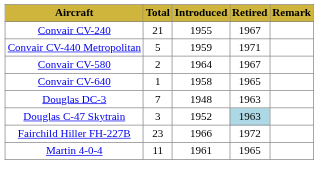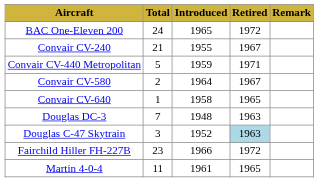+ row: (74, 30)
